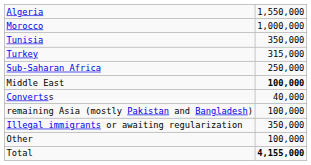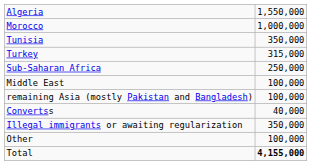(286, 82) bold -> (286, 82) normal
rows swapped: (130, 111) <-> (30, 97)
